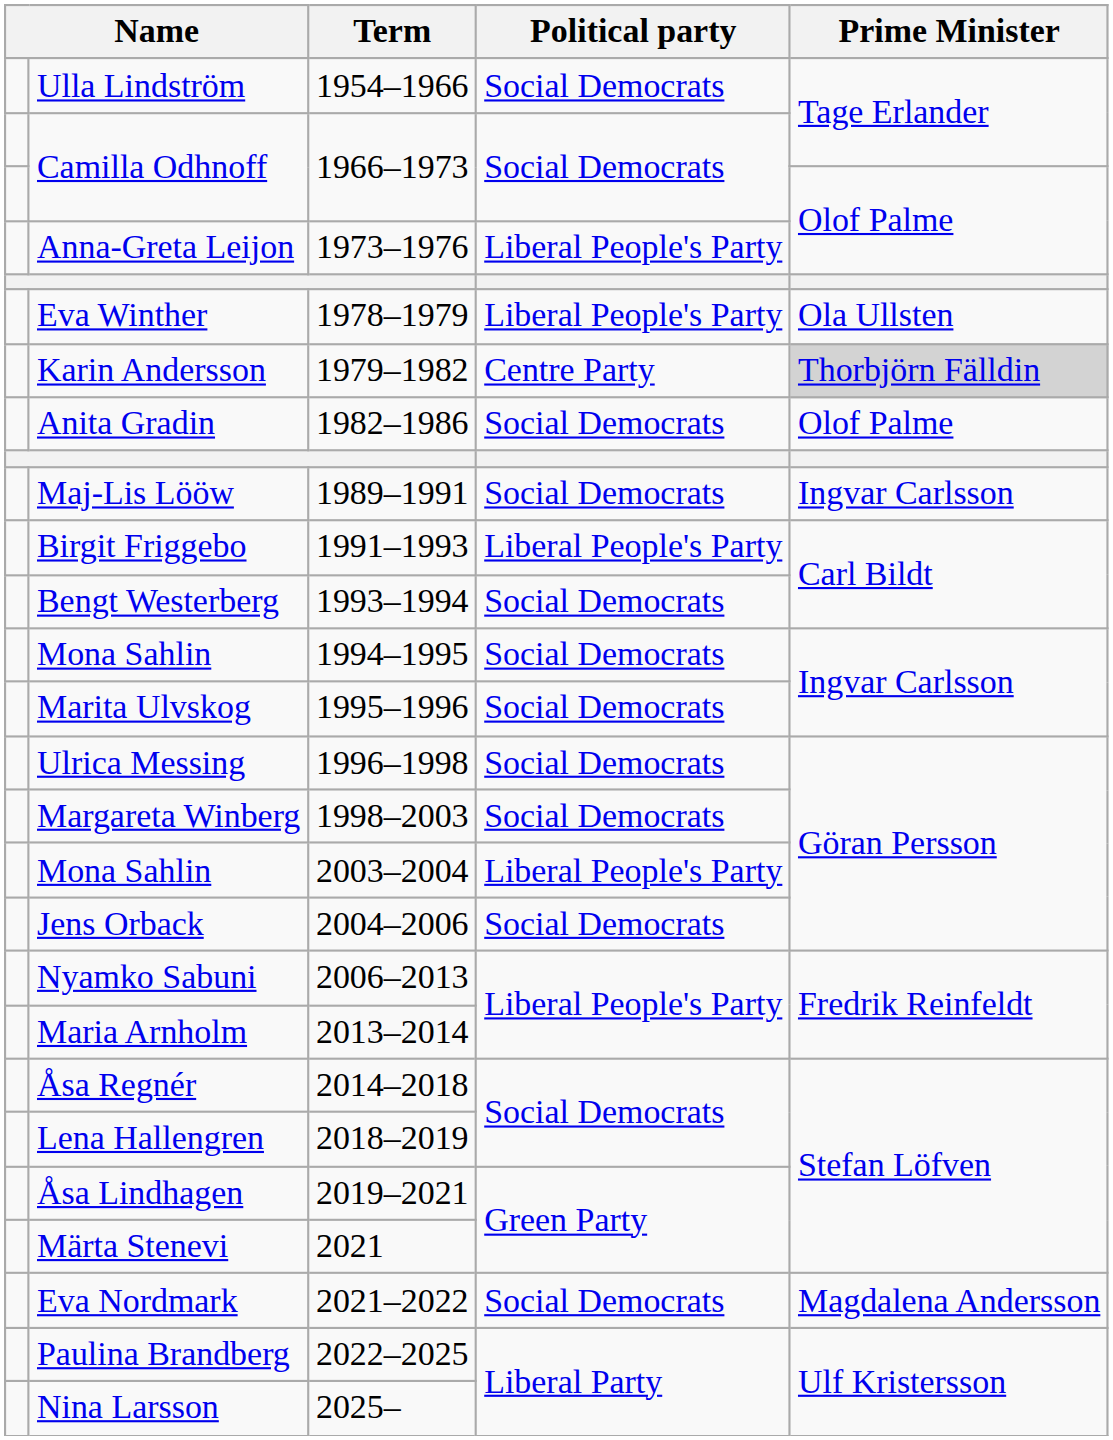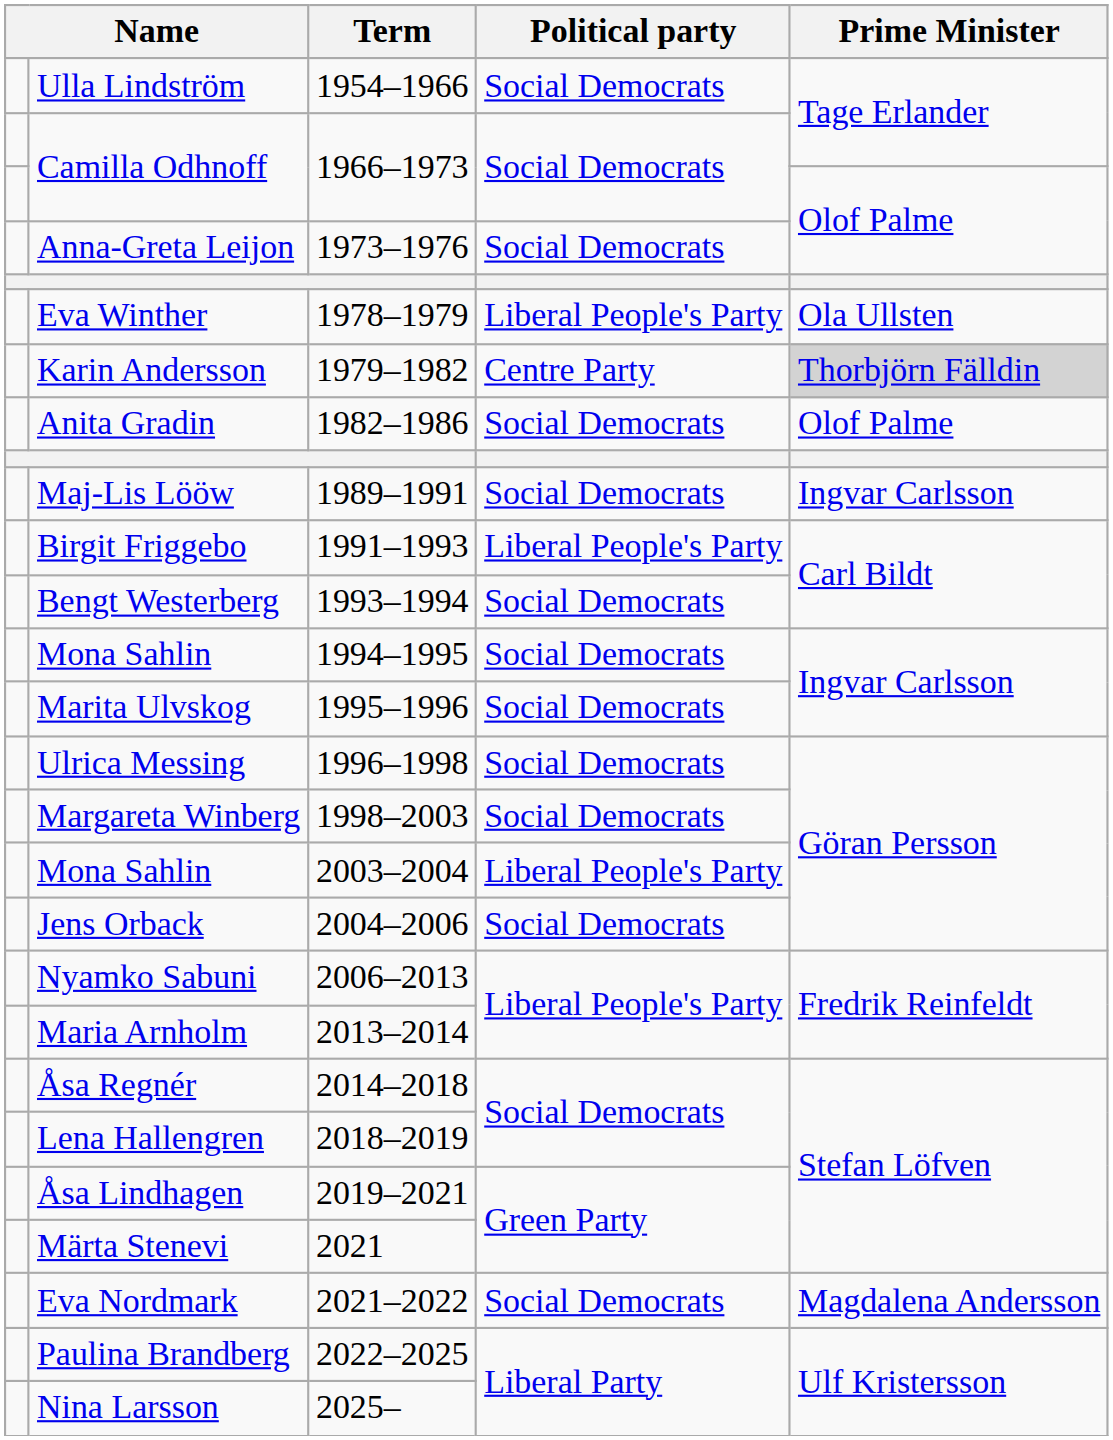(633, 246) Liberal People's Party -> (604, 246) Social Democrats
